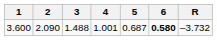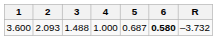(48, 27) 2.090 -> (48, 27) 2.093
(106, 27) 1.001 -> (106, 27) 1.000
